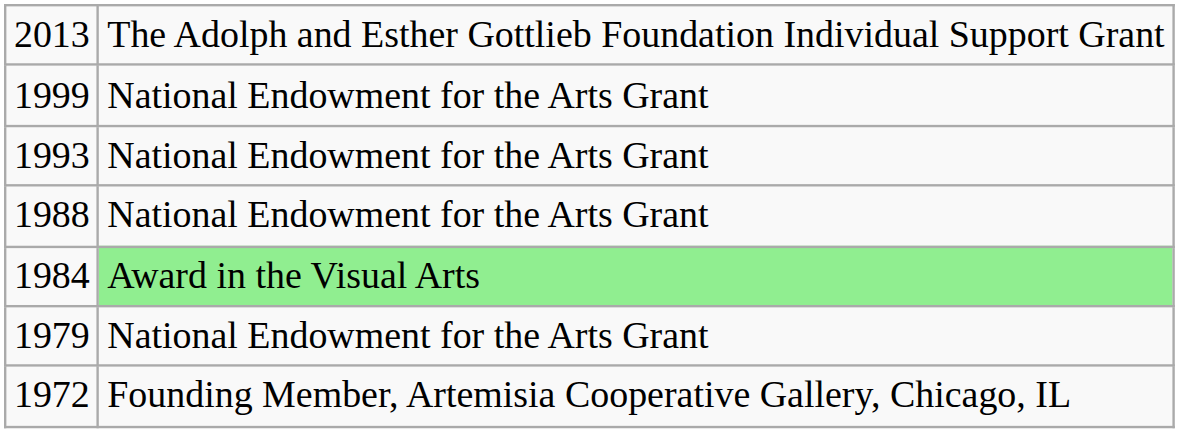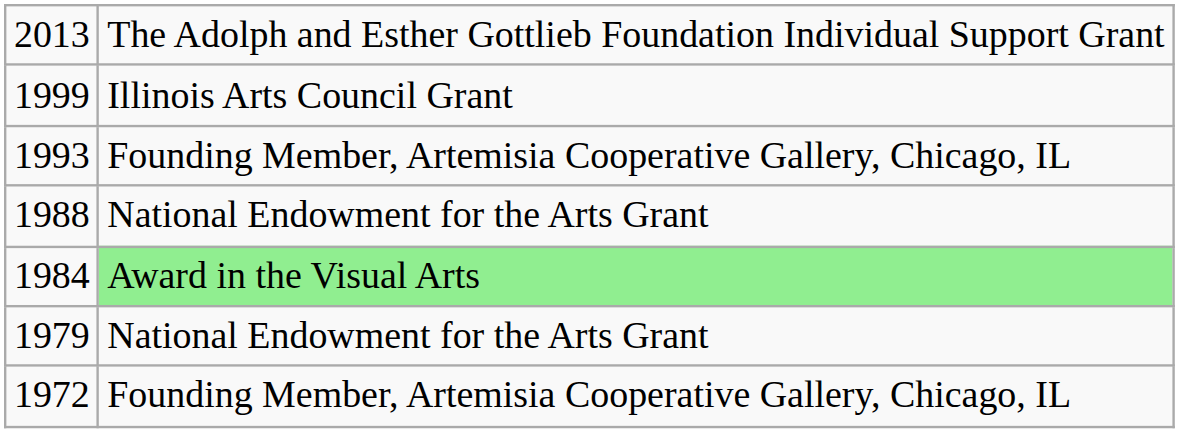(408, 94) National Endowment for the Arts Grant -> (310, 94) Illinois Arts Council Grant
(408, 154) National Endowment for the Arts Grant -> (589, 154) Founding Member, Artemisia Cooperative Gallery, Chicago, IL
